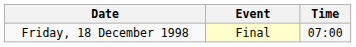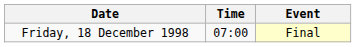columns swapped: (325, 14) <-> (253, 14)
